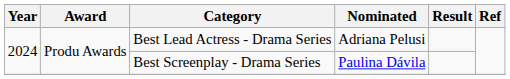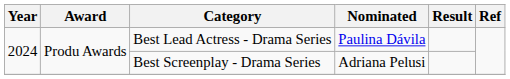(382, 39) Adriana Pelusi -> (382, 39) Paulina Dávila
(382, 62) Paulina Dávila -> (382, 62) Adriana Pelusi
